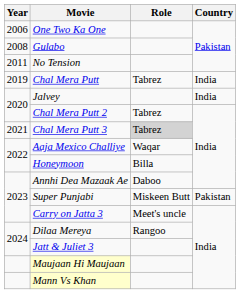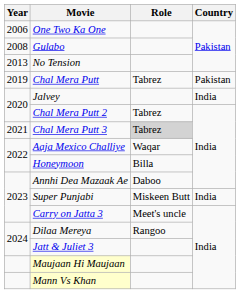(17, 63) 2011 -> (17, 63) 2013
(206, 79) India -> (213, 79) Pakistan
(213, 197) Pakistan -> (206, 197) India
